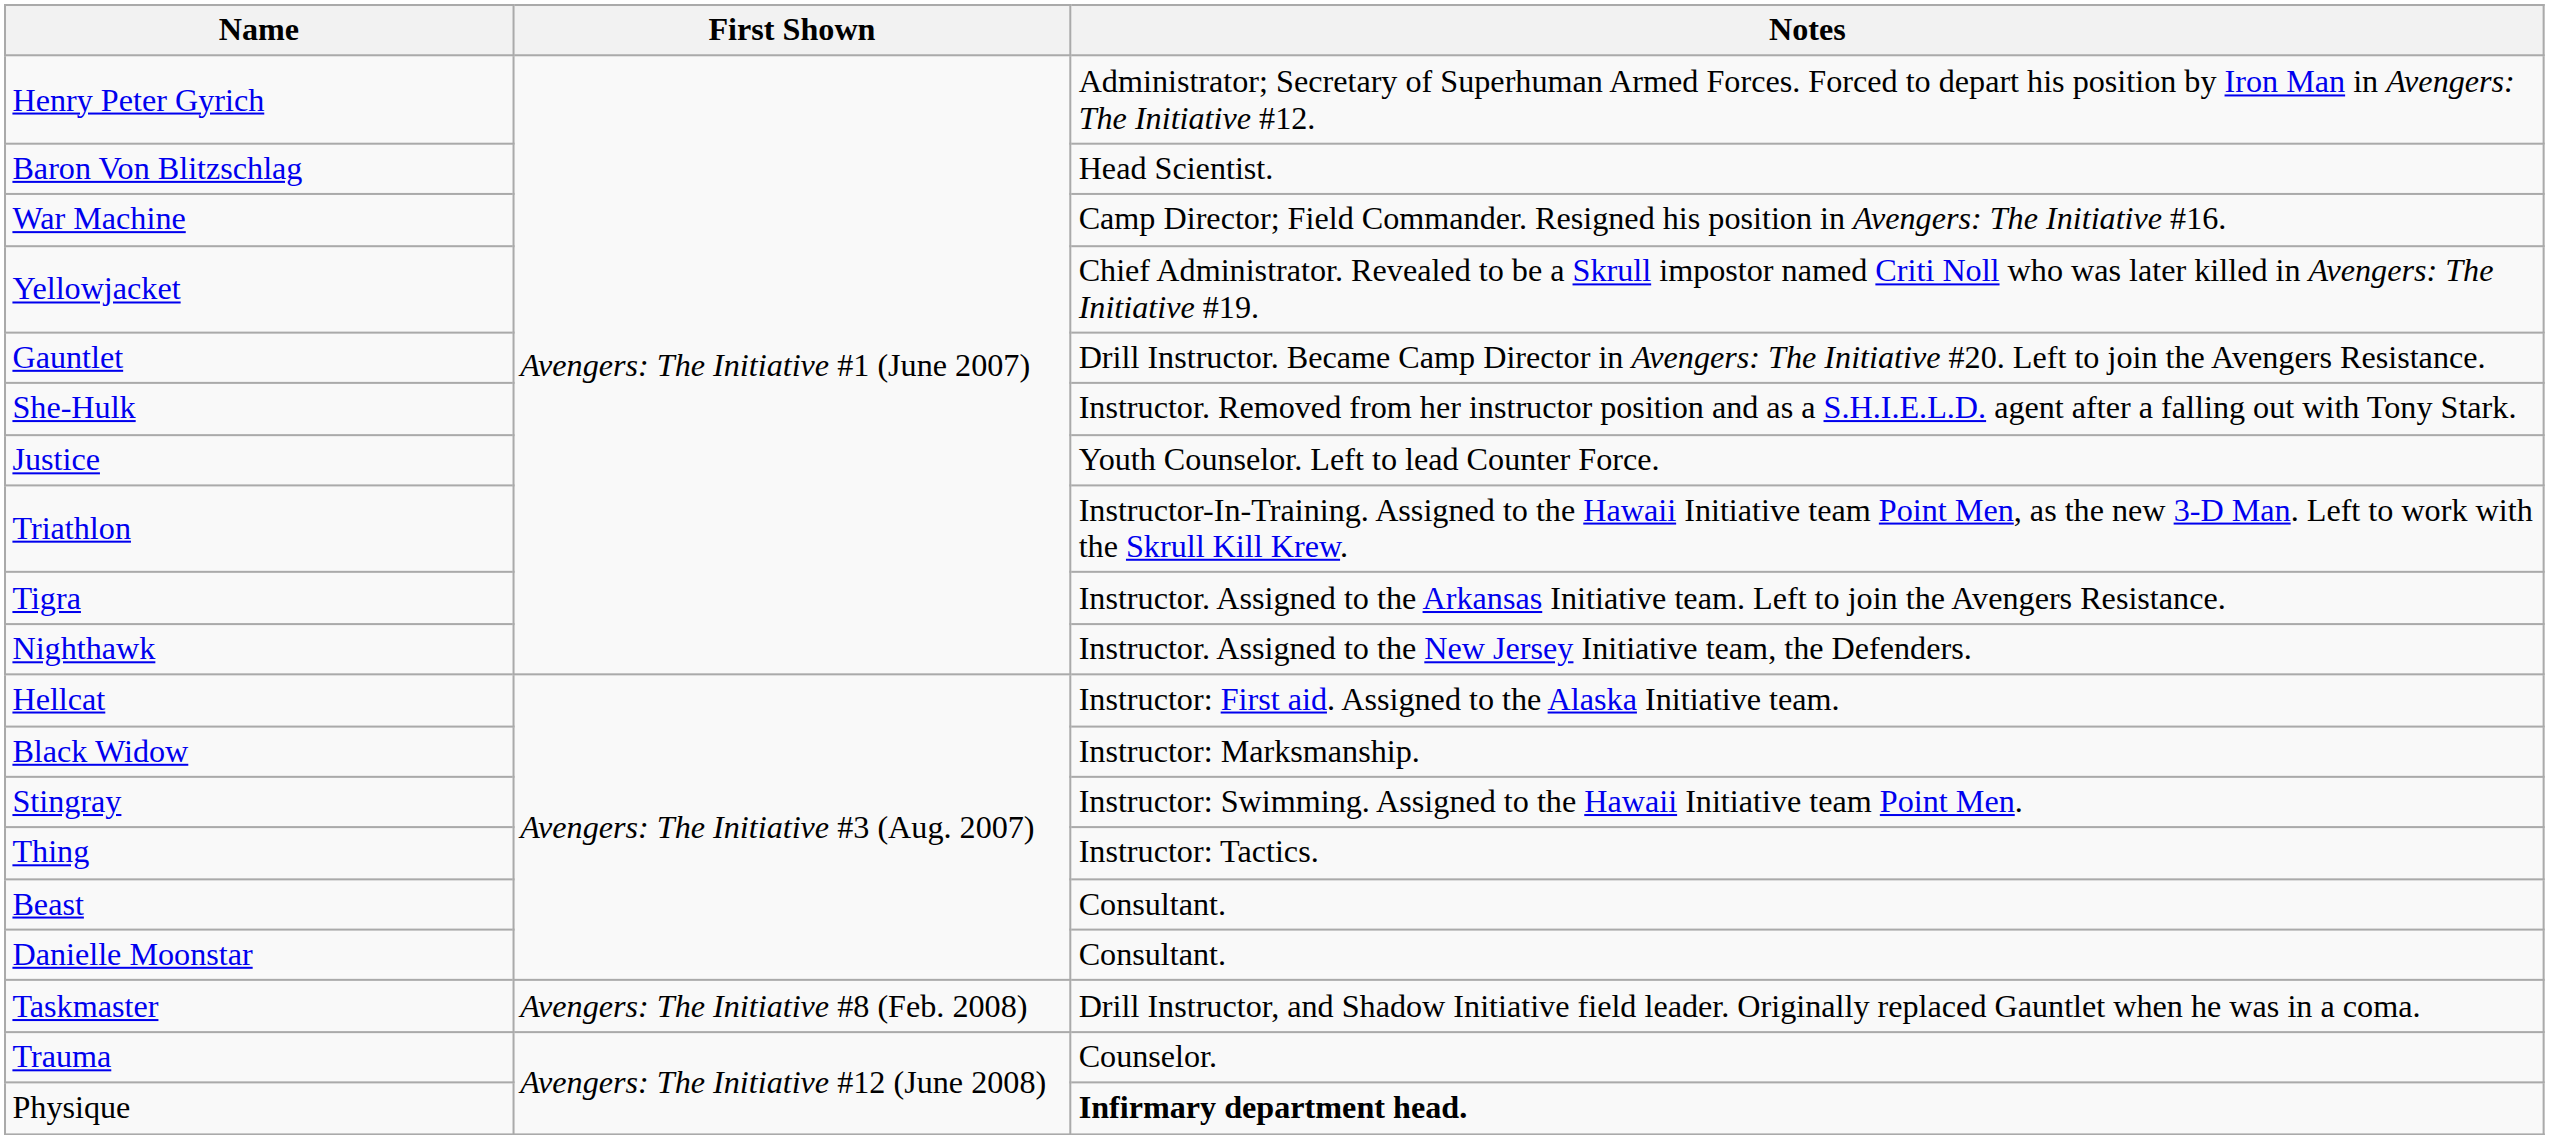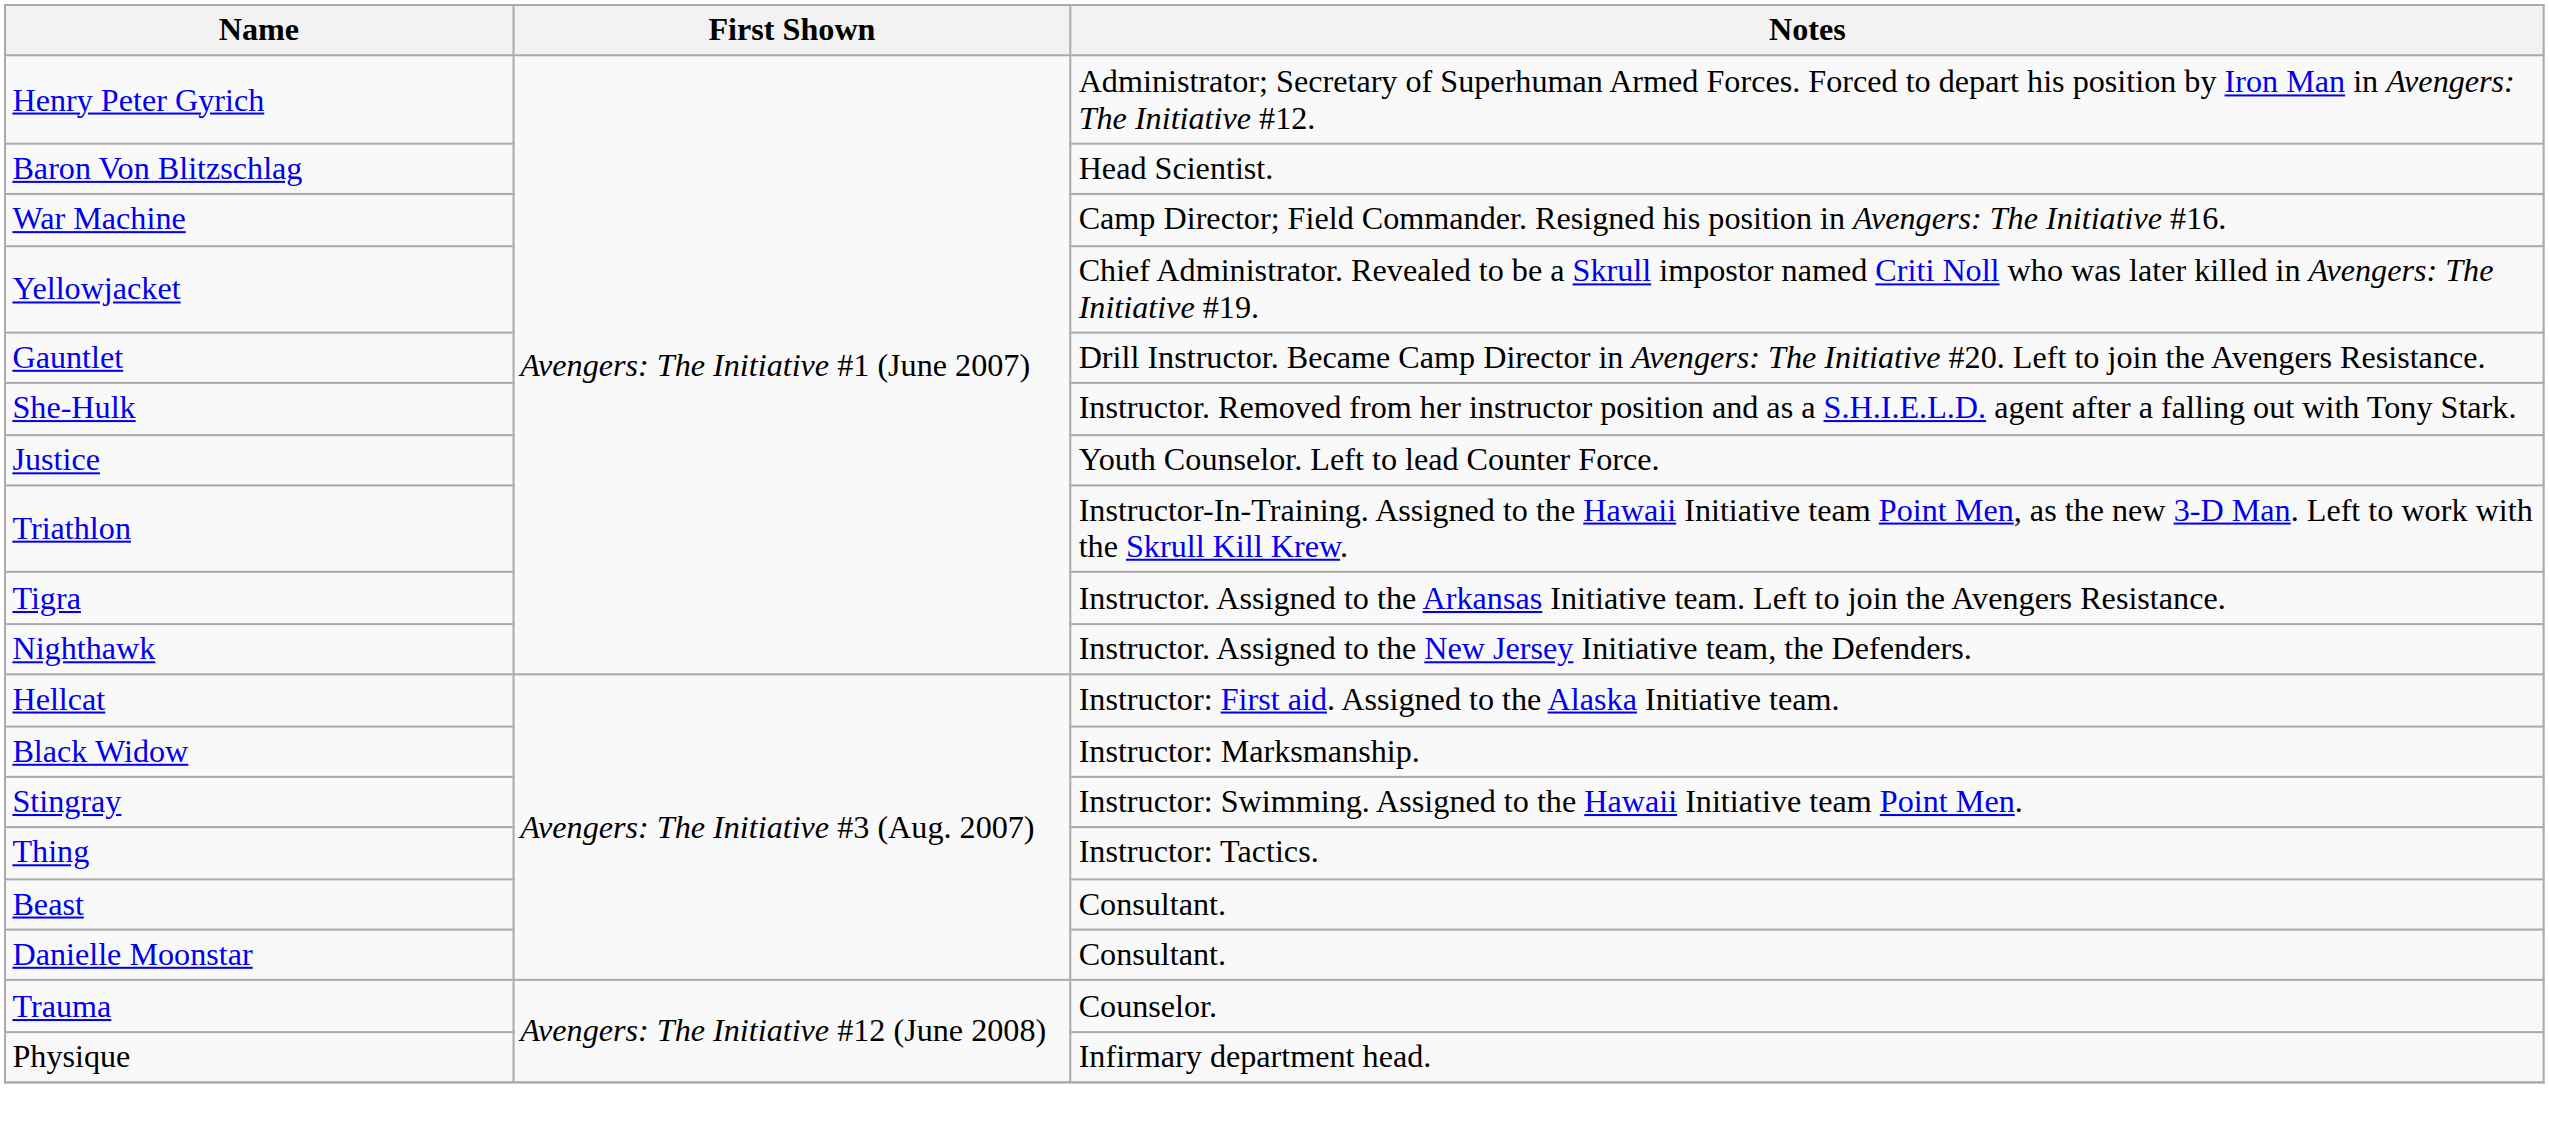- row: (85, 1005)
(1273, 1107) bold -> (1255, 1056) normal
